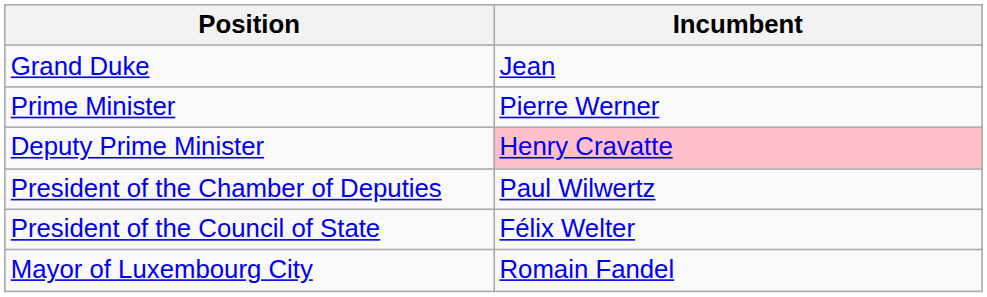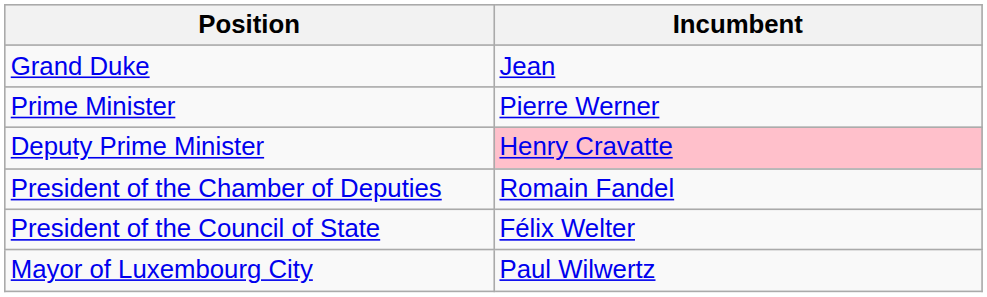(577, 188) Paul Wilwertz -> (587, 188) Romain Fandel
(587, 270) Romain Fandel -> (577, 270) Paul Wilwertz
